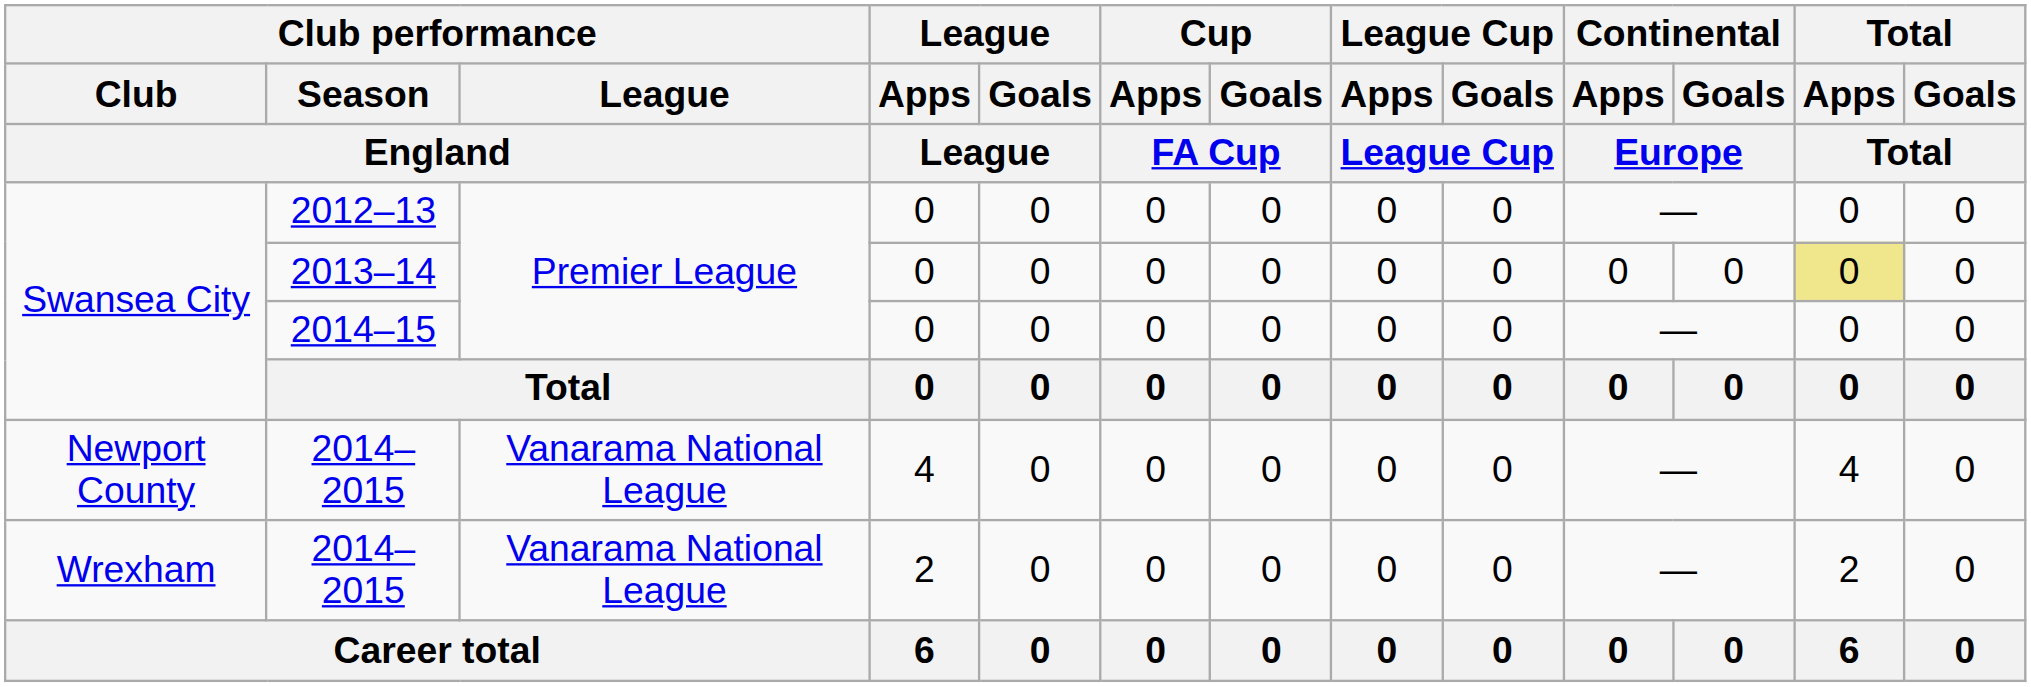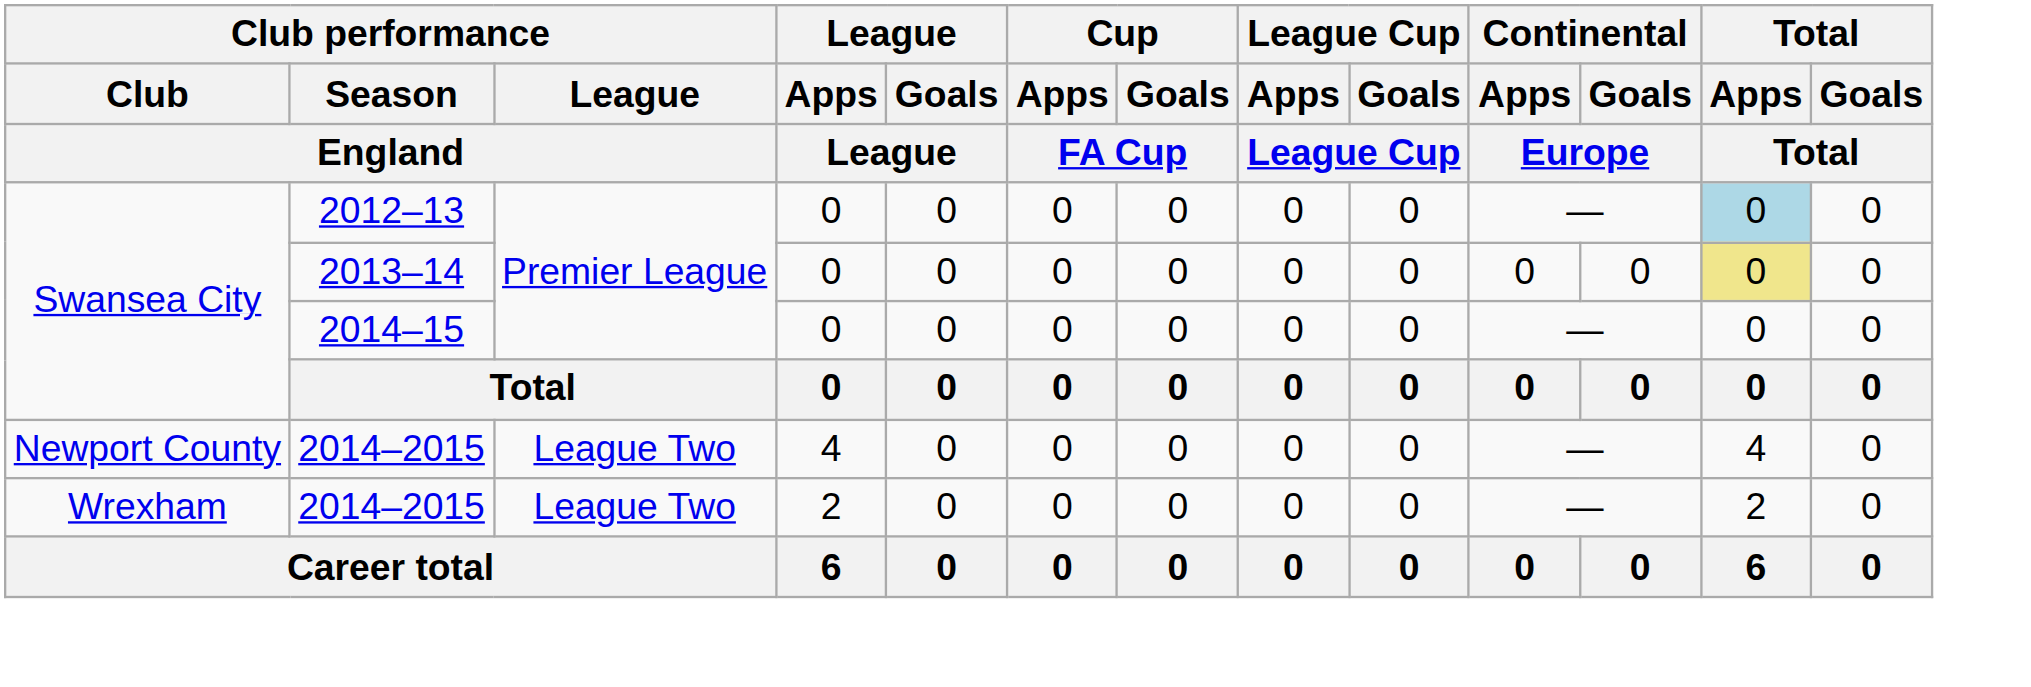(1849, 211) no background -> (1756, 211) lightblue background
(664, 468) Vanarama National League -> (635, 447) League Two
(664, 569) Vanarama National League -> (635, 507) League Two
